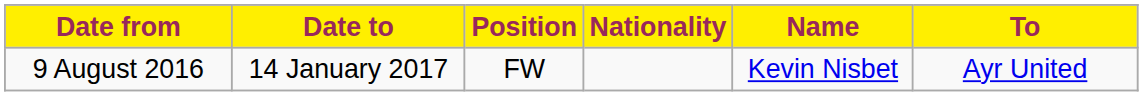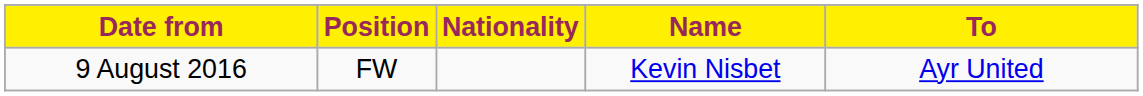- column: (348, 26)
